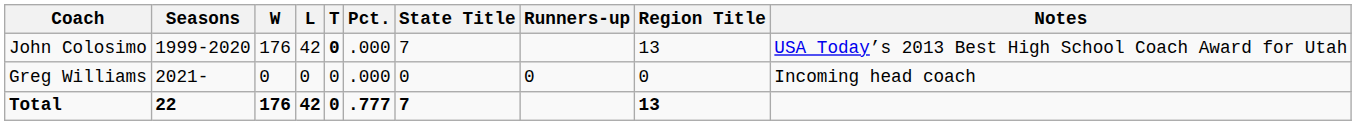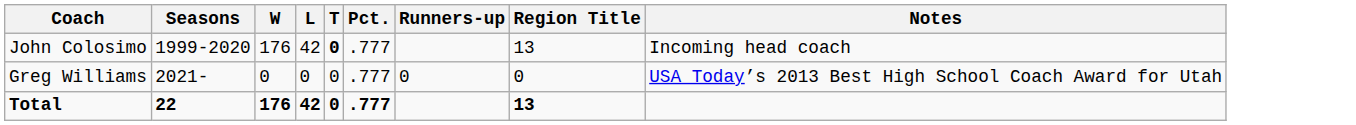- column: (457, 19)
(369, 48) .000 -> (369, 48) .777
(1061, 48) USA Today’s 2013 Best High School Coach Award for Utah -> (750, 48) Incoming head coach
(369, 77) .000 -> (369, 77) .777
(875, 77) Incoming head coach -> (936, 77) USA Today’s 2013 Best High School Coach Award for Utah
